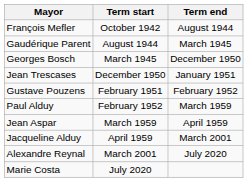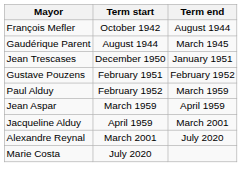- row: (41, 59)
